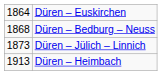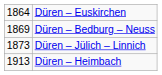(18, 29) 1868 -> (18, 29) 1869
